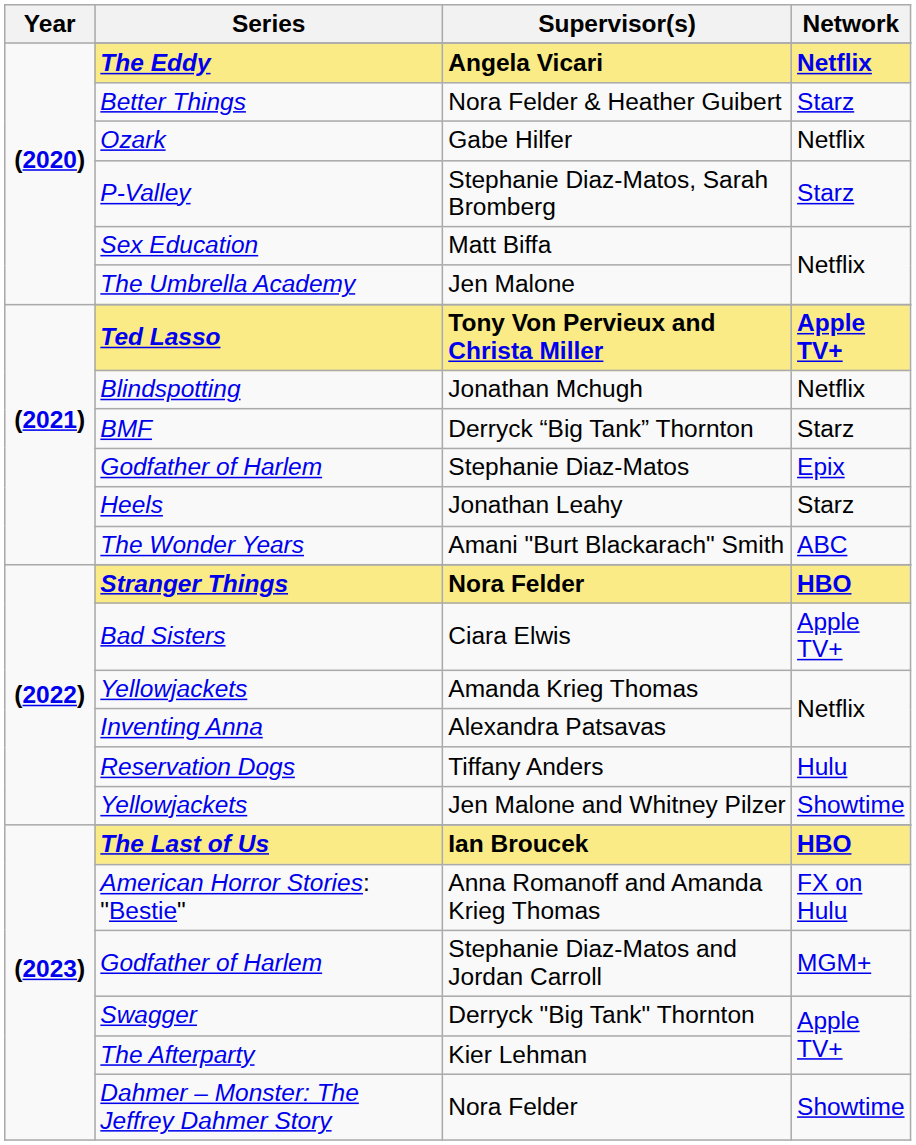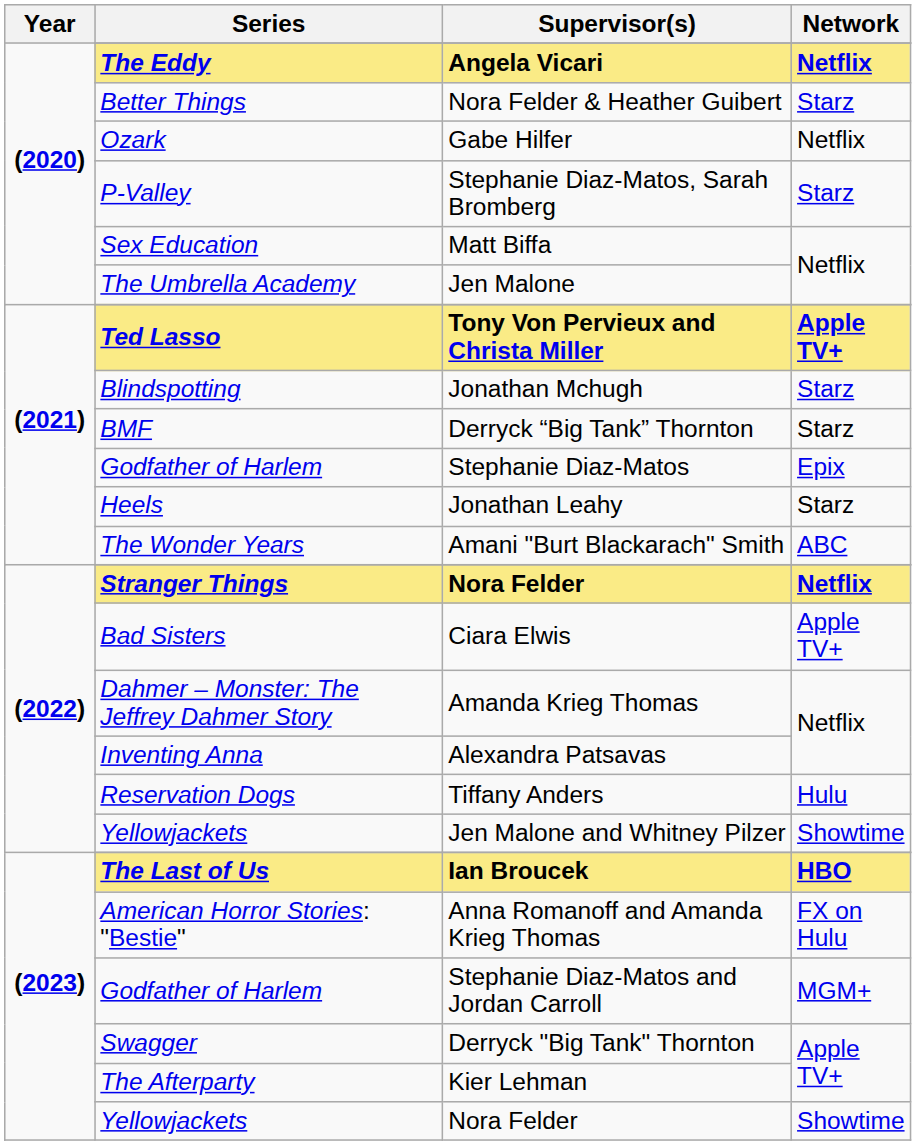(831, 389) Netflix -> (826, 389) Starz
(824, 583) HBO -> (834, 583) Netflix
(174, 688) Yellowjackets -> (230, 702) Dahmer – Monster: The Jeffrey Dahmer Story
(230, 1107) Dahmer – Monster: The Jeffrey Dahmer Story -> (174, 1120) Yellowjackets
